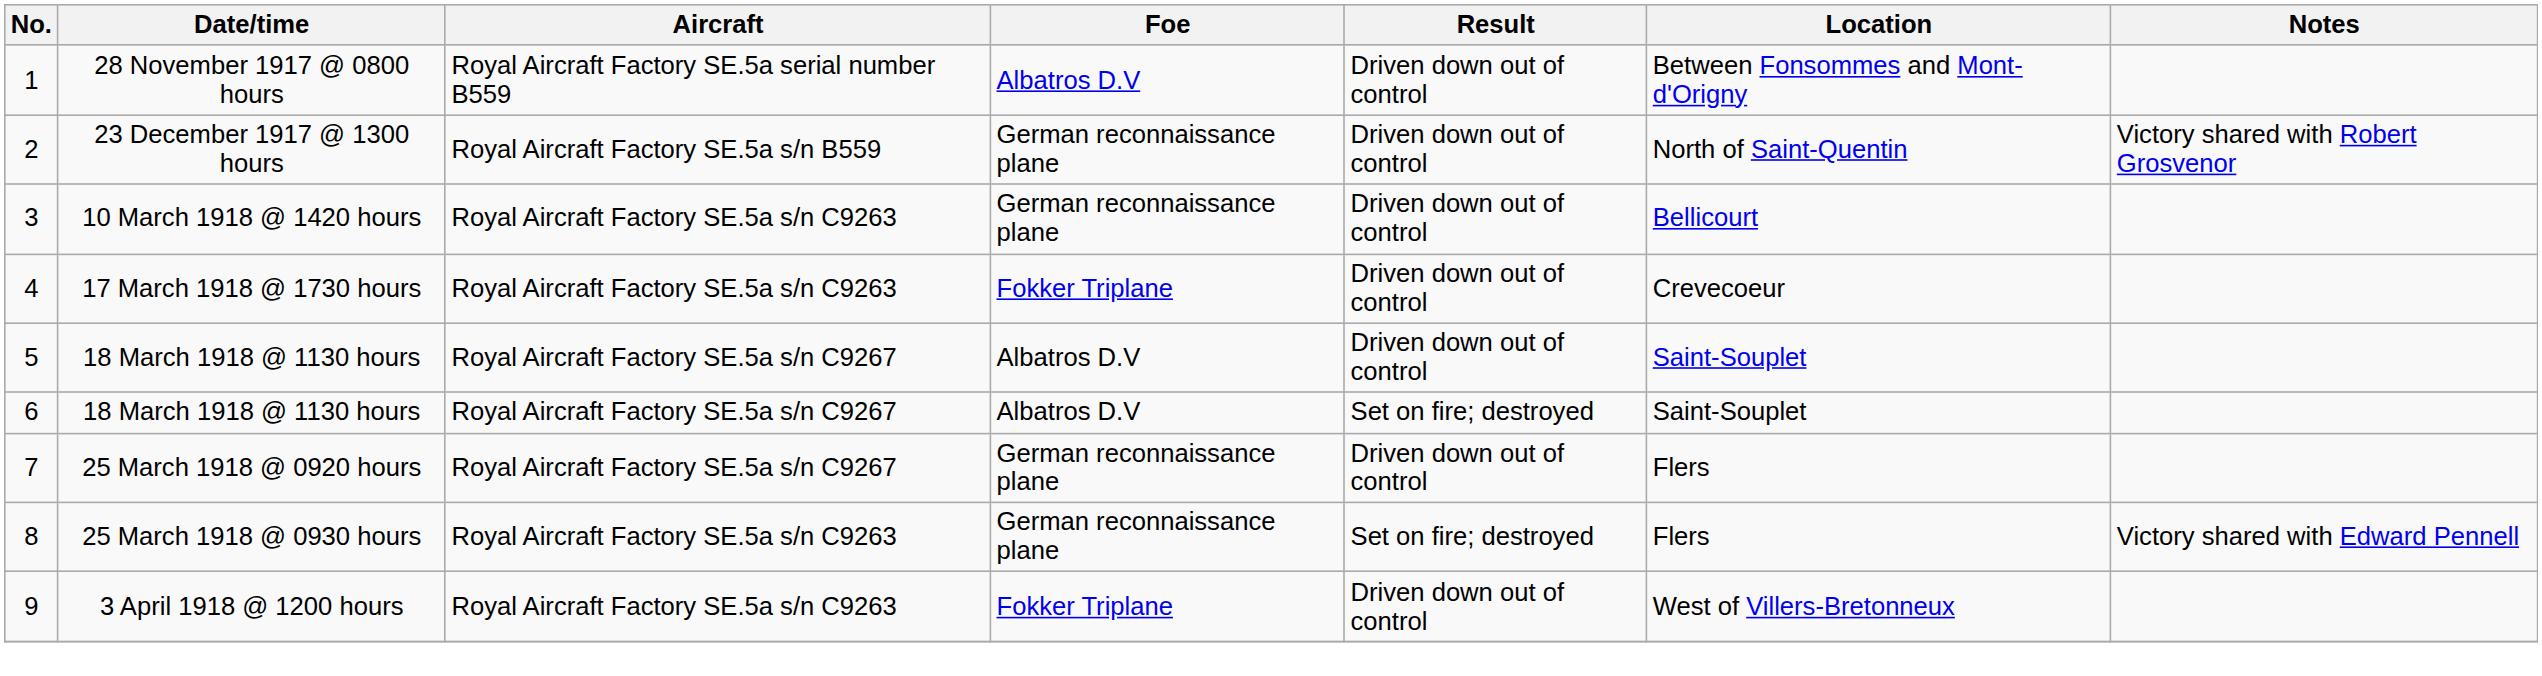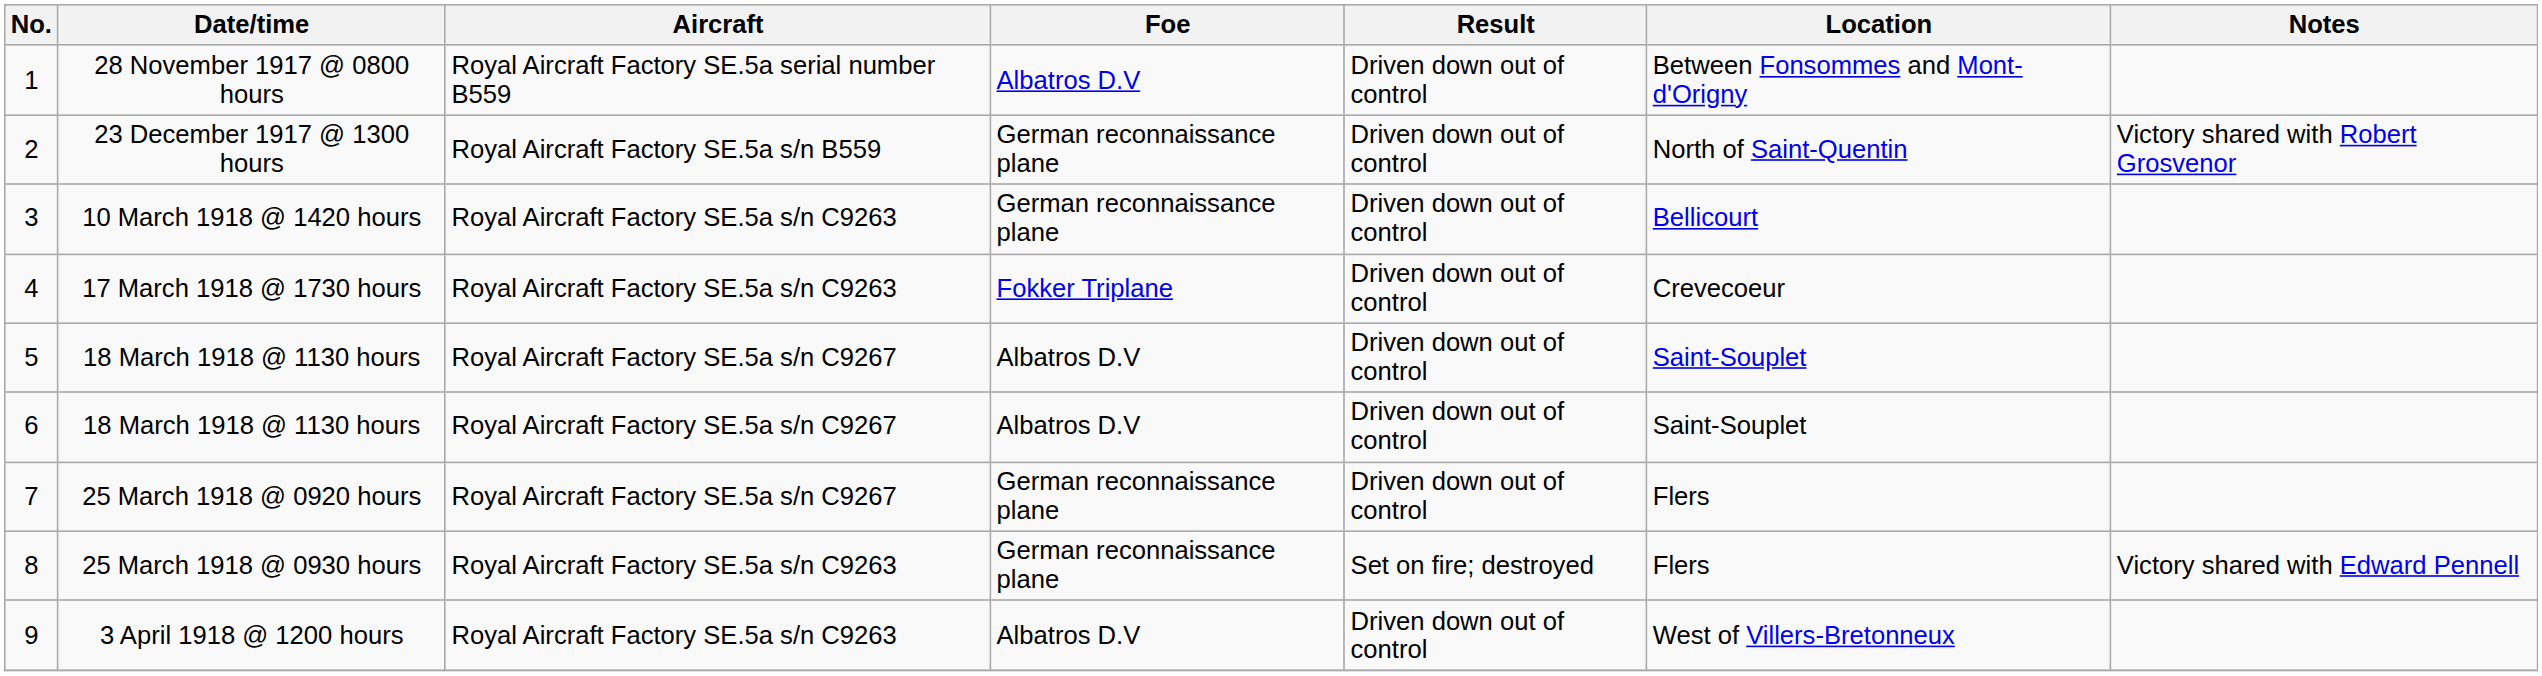(1472, 412) Set on fire; destroyed -> (1457, 426) Driven down out of control
(1085, 606) Fokker Triplane -> (1068, 635) Albatros D.V
